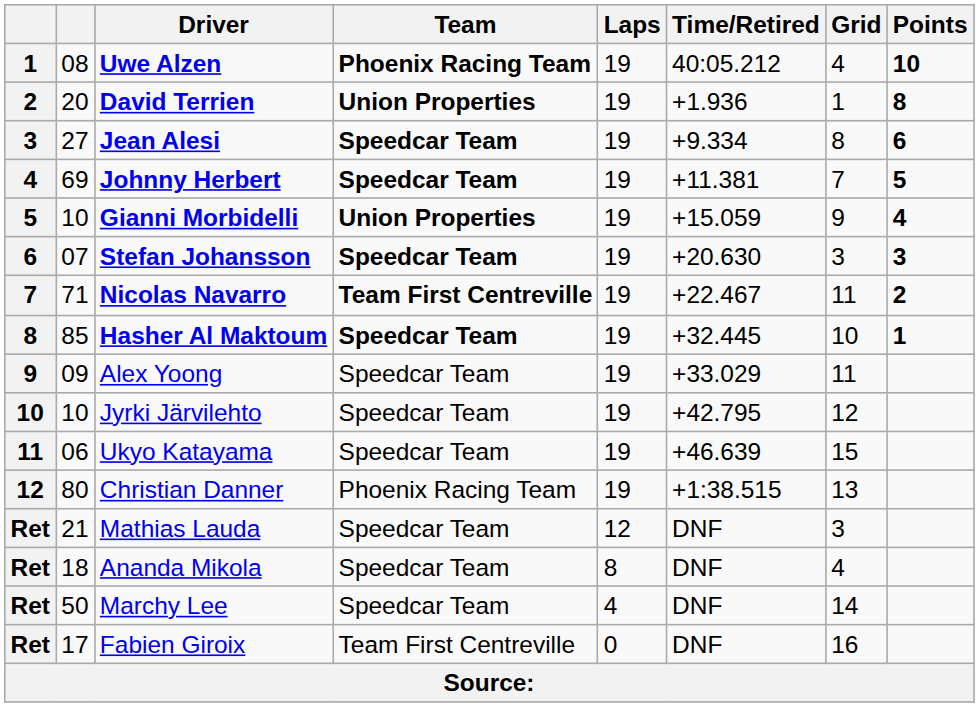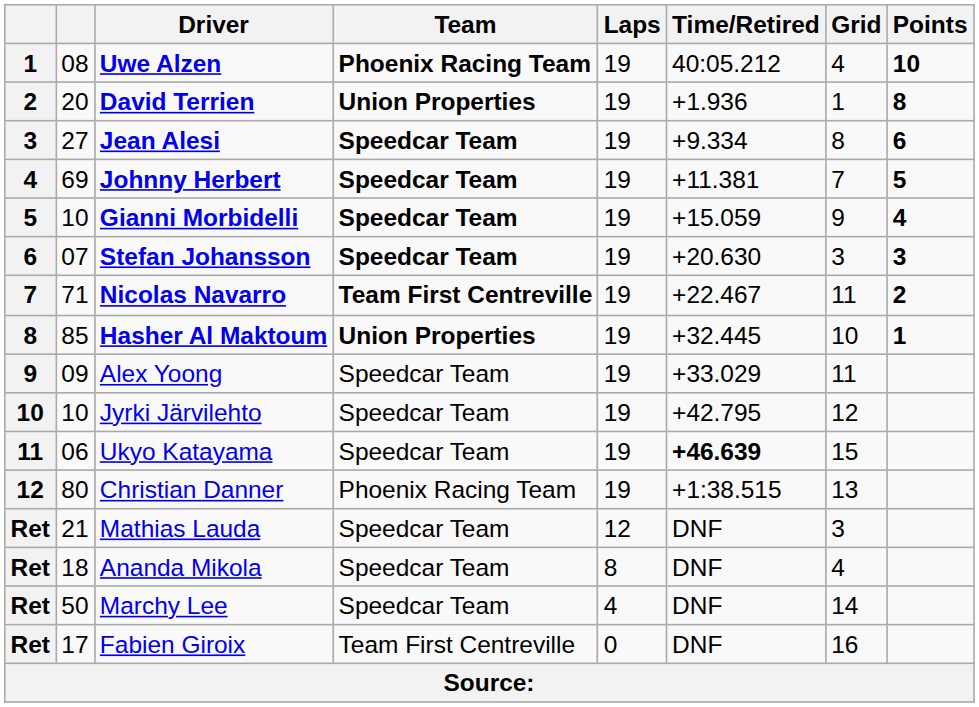(437, 218) Union Properties -> (428, 218) Speedcar Team
(428, 334) Speedcar Team -> (437, 334) Union Properties
(717, 451) normal -> (717, 451) bold
